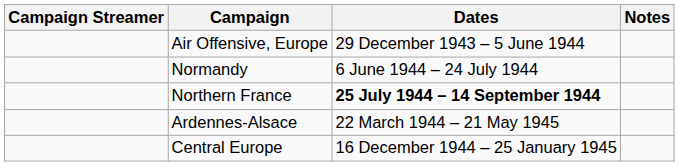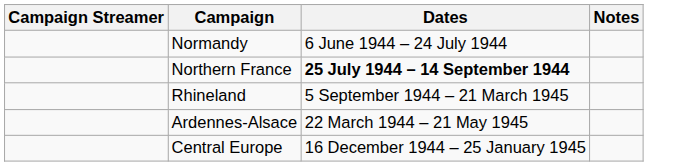- row: (250, 43)
+ row: (209, 95)
